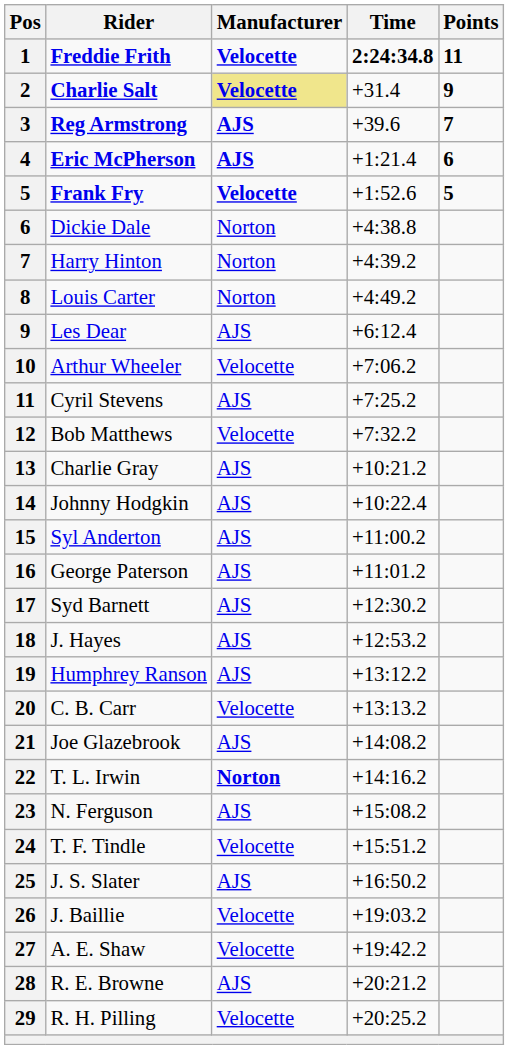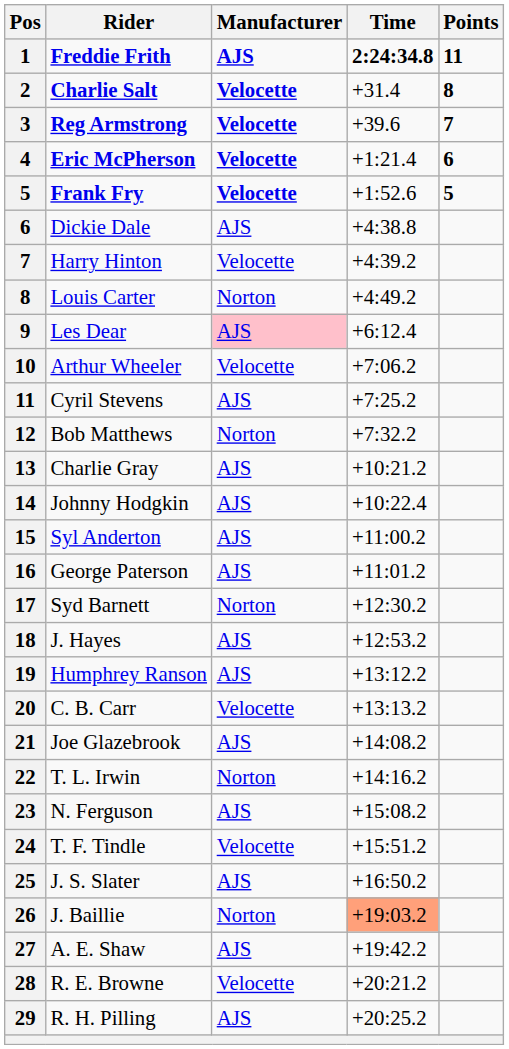(257, 56) Velocette -> (235, 56) AJS
(257, 90) khaki background -> (257, 90) no background
(448, 90) 9 -> (448, 90) 8
(235, 124) AJS -> (257, 124) Velocette
(235, 159) AJS -> (257, 159) Velocette
(246, 227) Norton -> (234, 227) AJS
(246, 262) Norton -> (255, 262) Velocette
(234, 330) no background -> (234, 330) pink background
(255, 433) Velocette -> (246, 433) Norton
(234, 605) AJS -> (246, 605) Norton
(249, 777) bold -> (246, 777) normal
(255, 914) Velocette -> (246, 914) Norton
(389, 914) no background -> (389, 914) lightsalmon background
(255, 948) Velocette -> (234, 948) AJS
(234, 983) AJS -> (255, 983) Velocette
(255, 1017) Velocette -> (234, 1017) AJS
